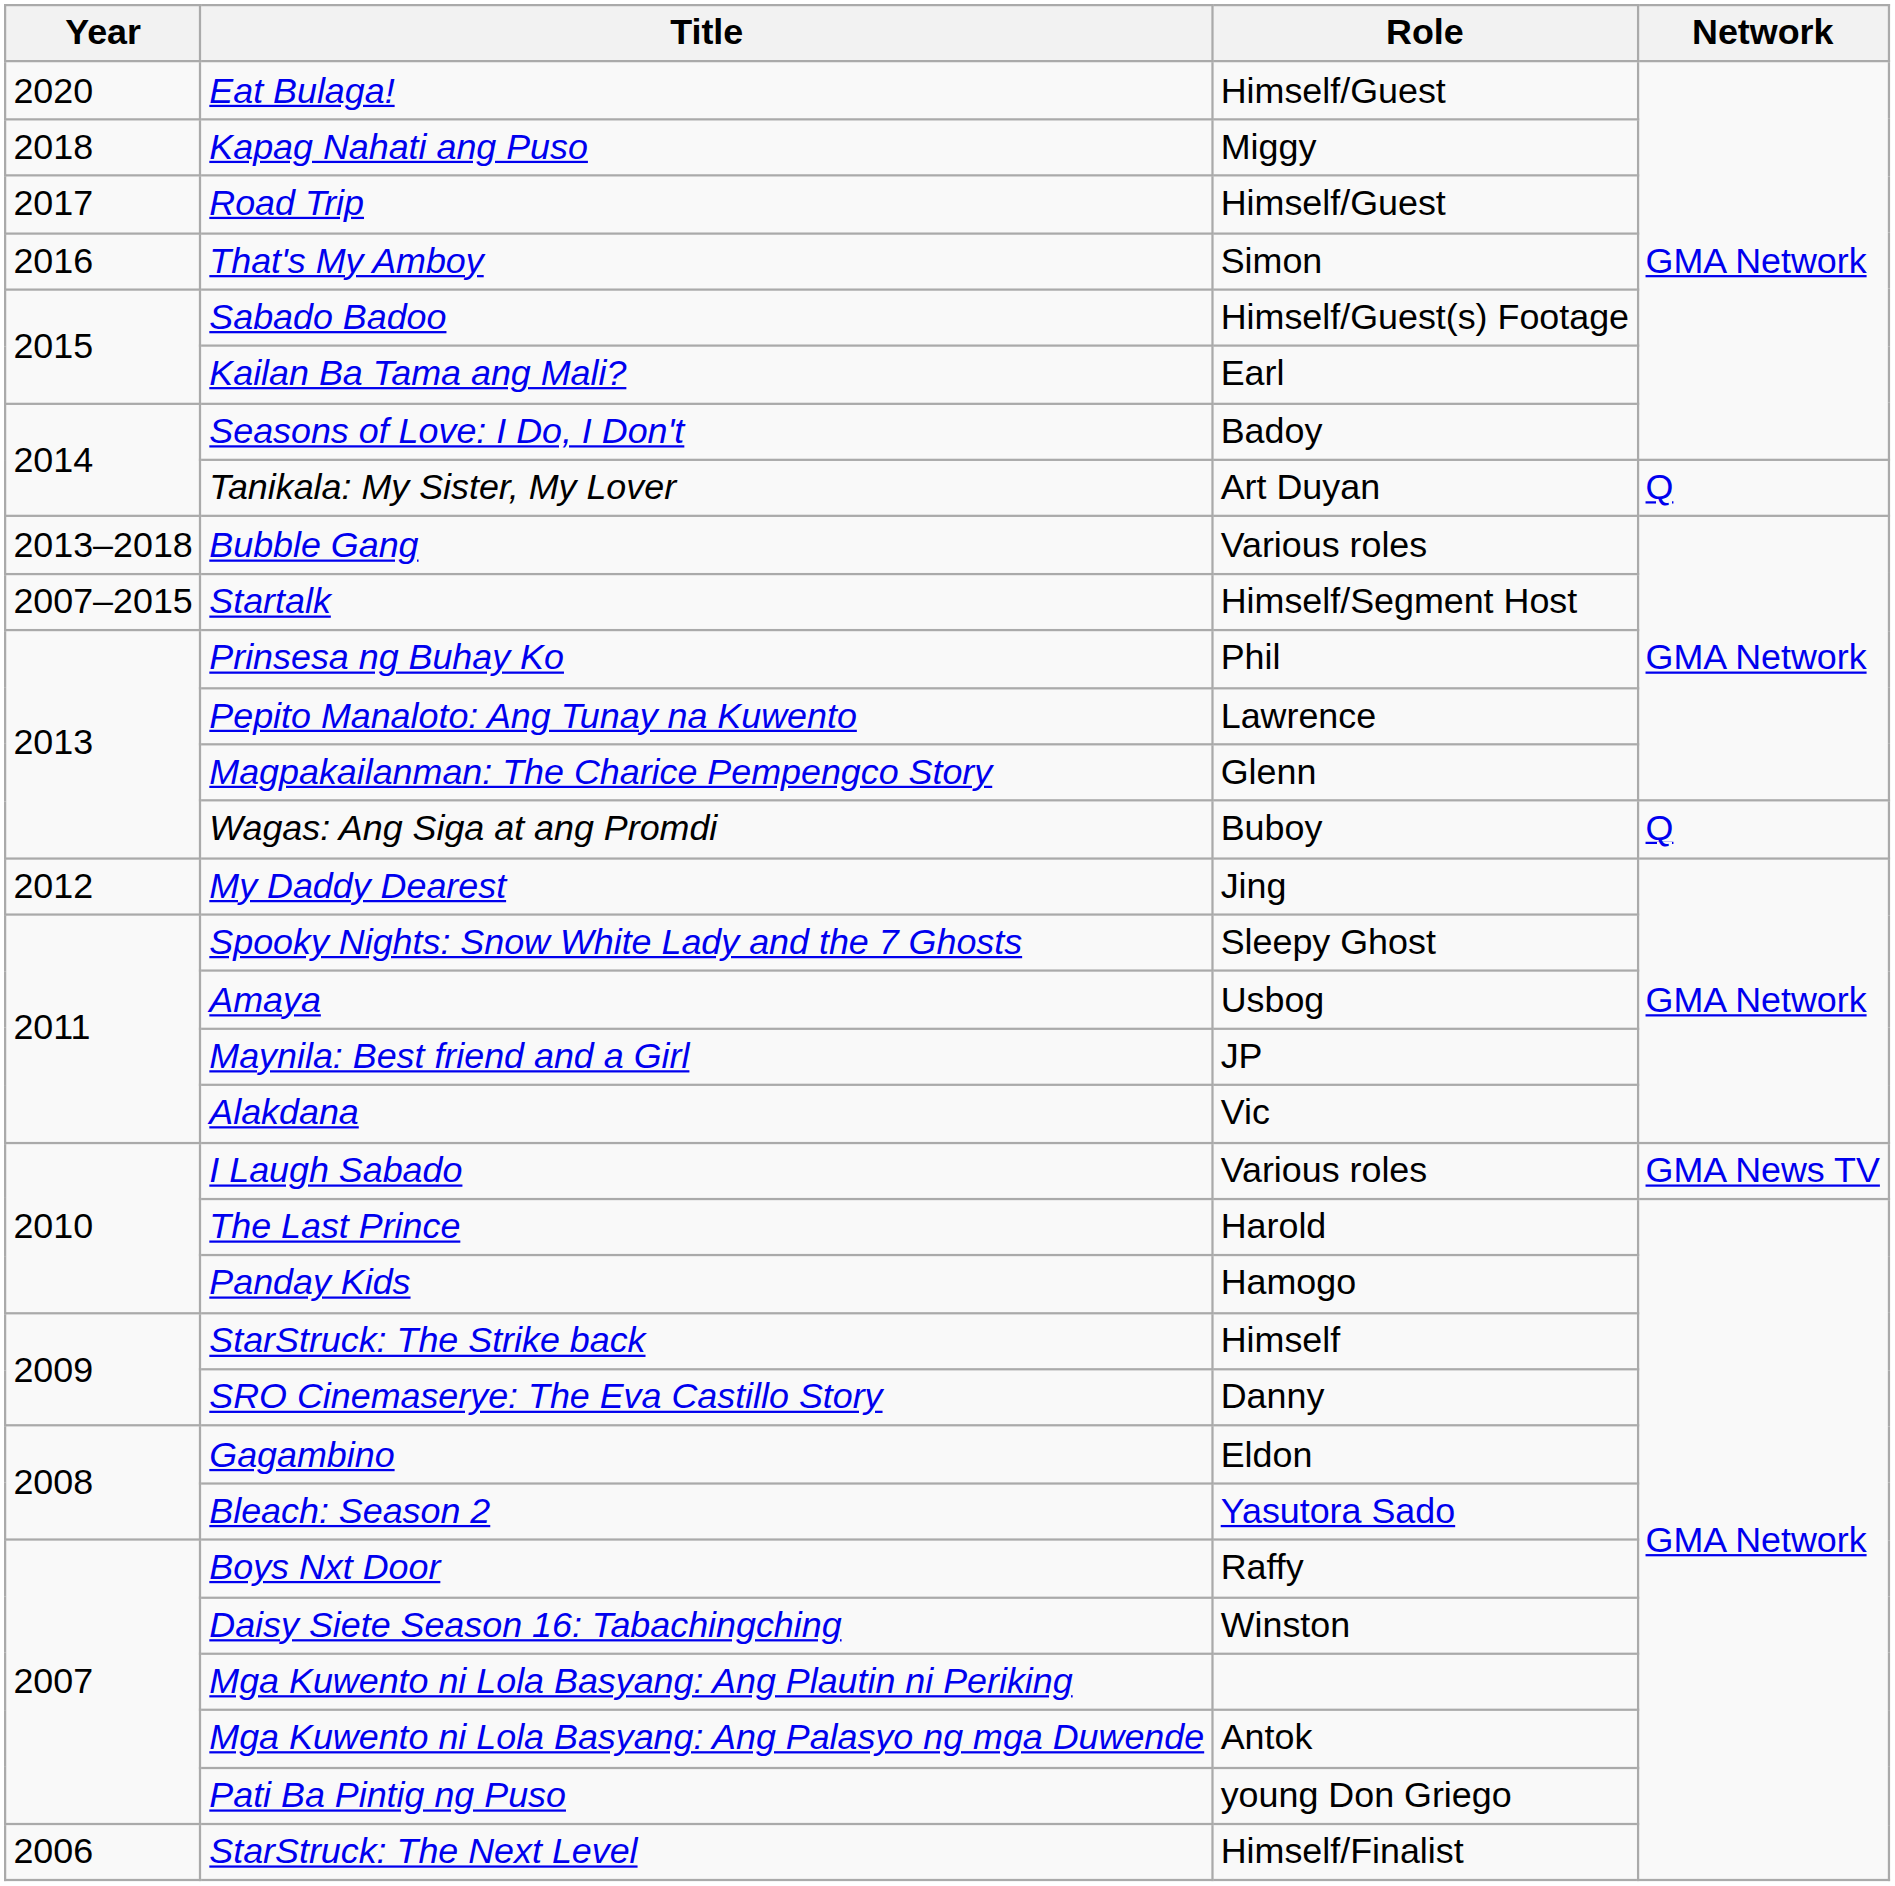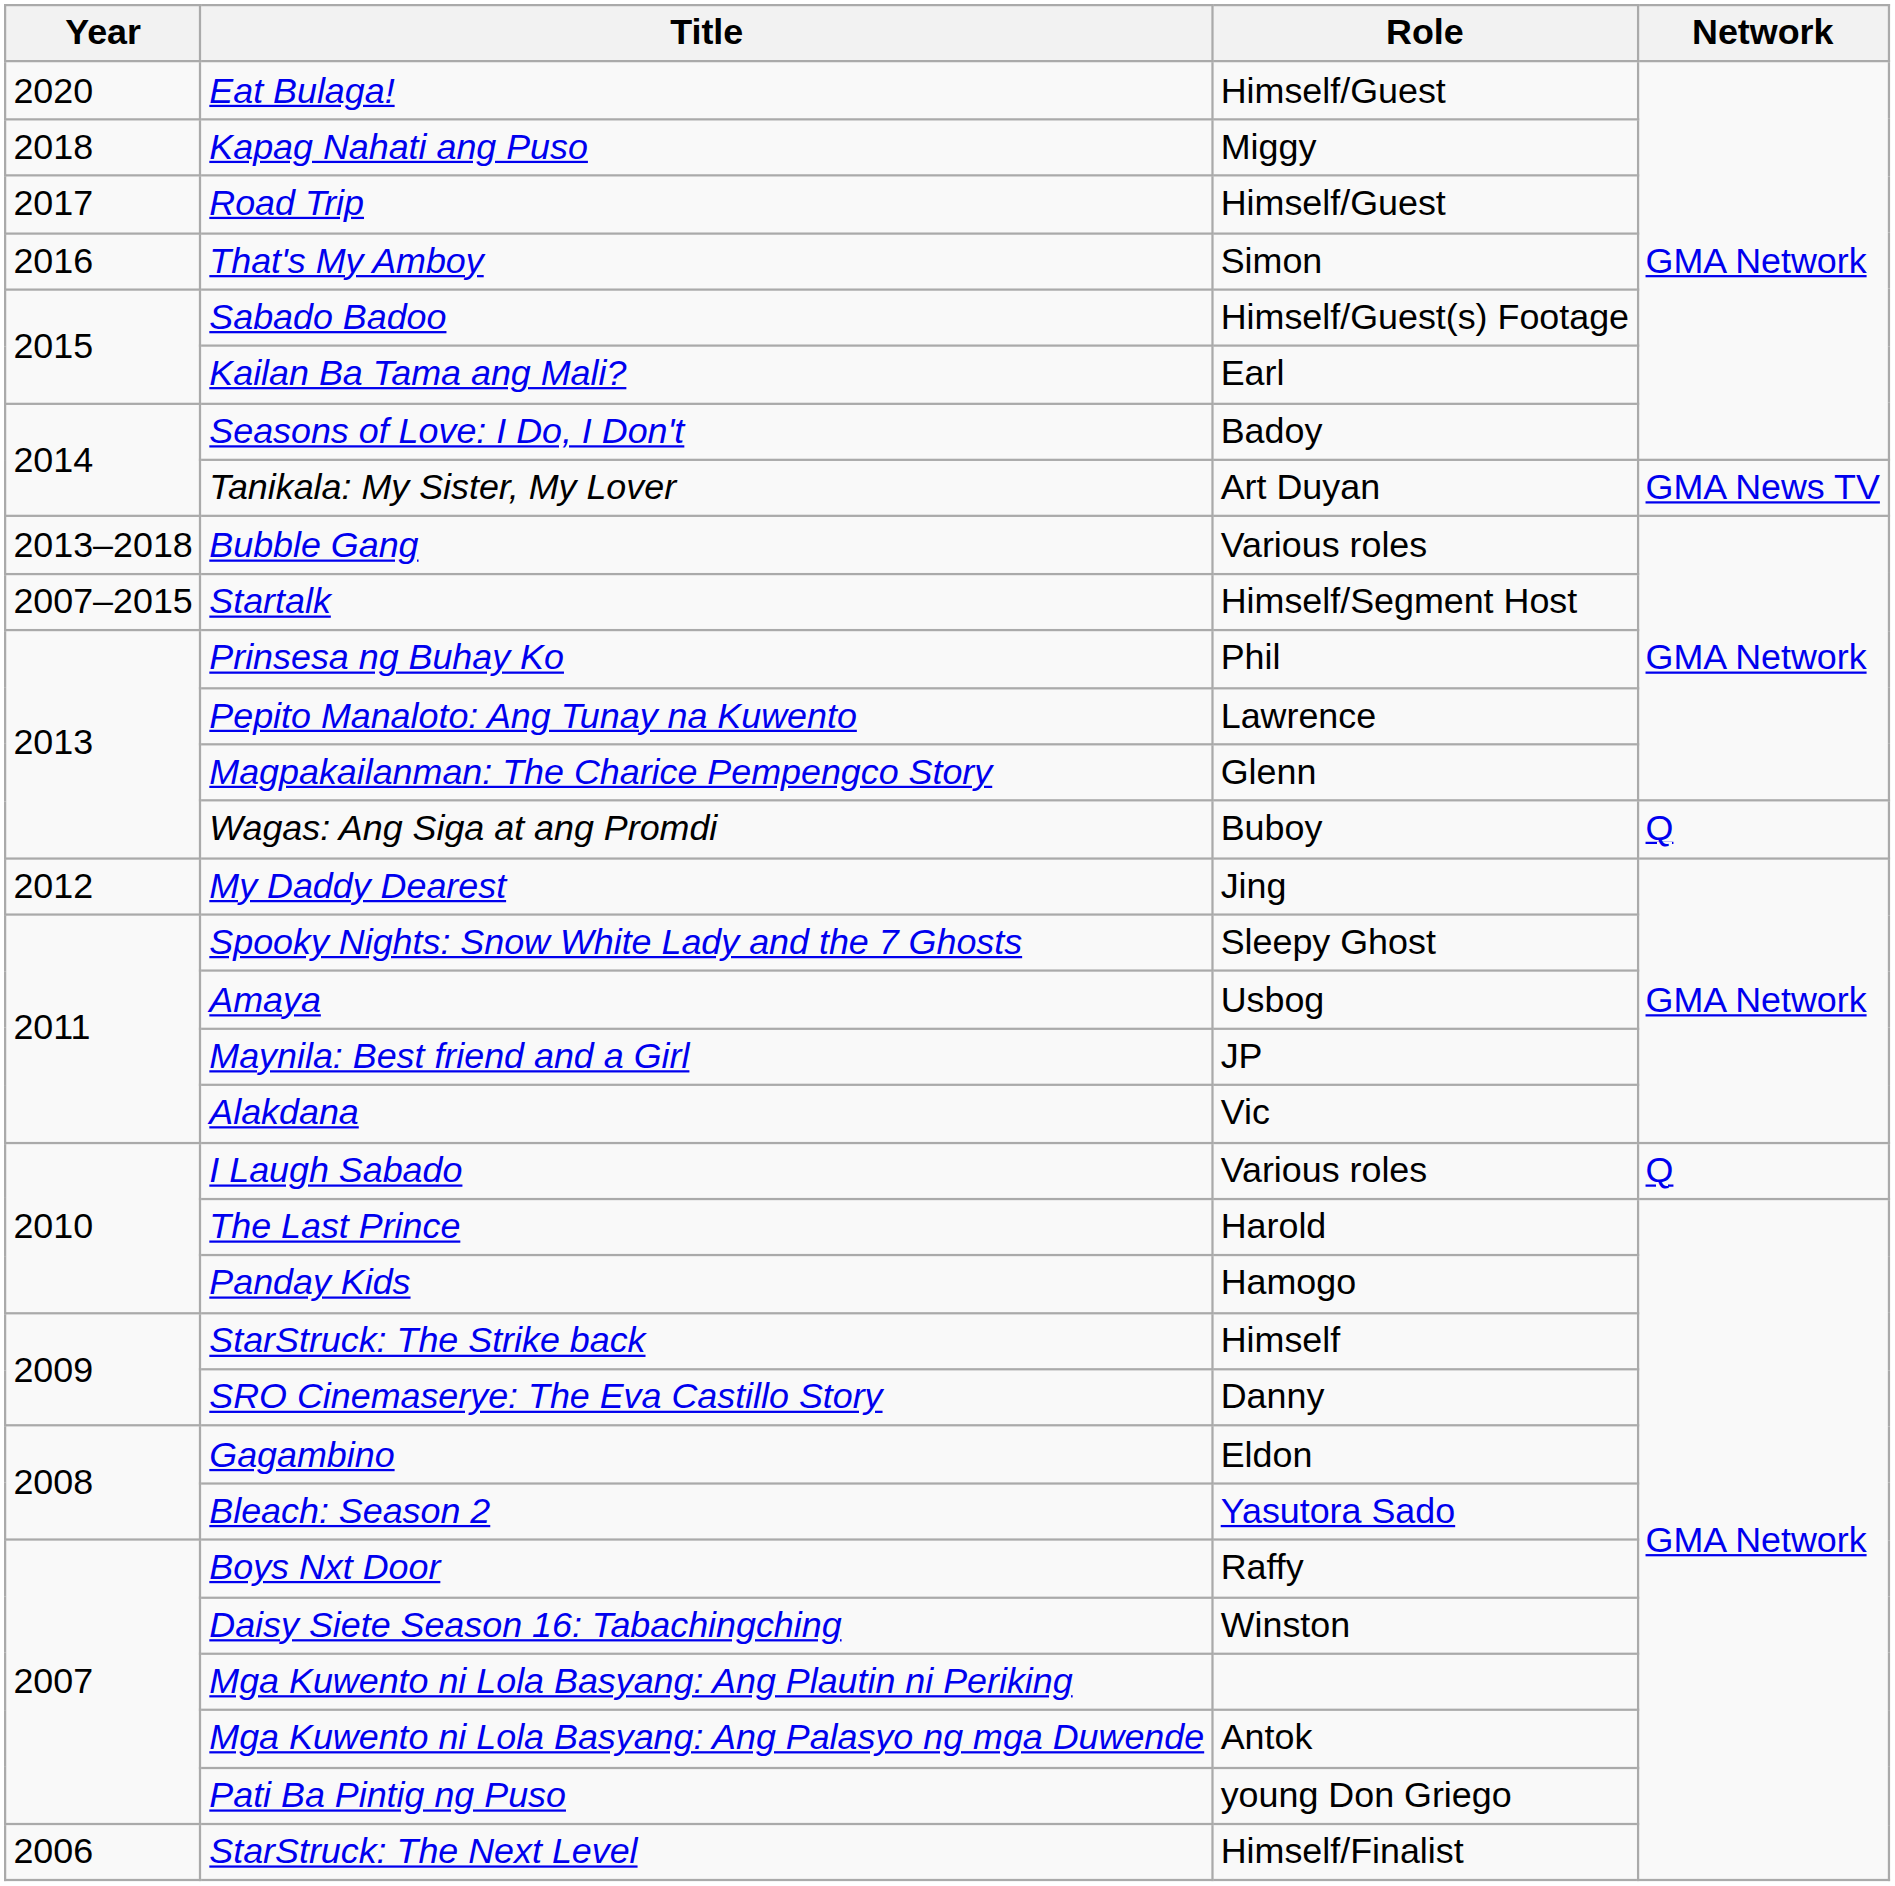(1659, 487) Q -> (1763, 487) GMA News TV
(1763, 1169) GMA News TV -> (1659, 1169) Q
